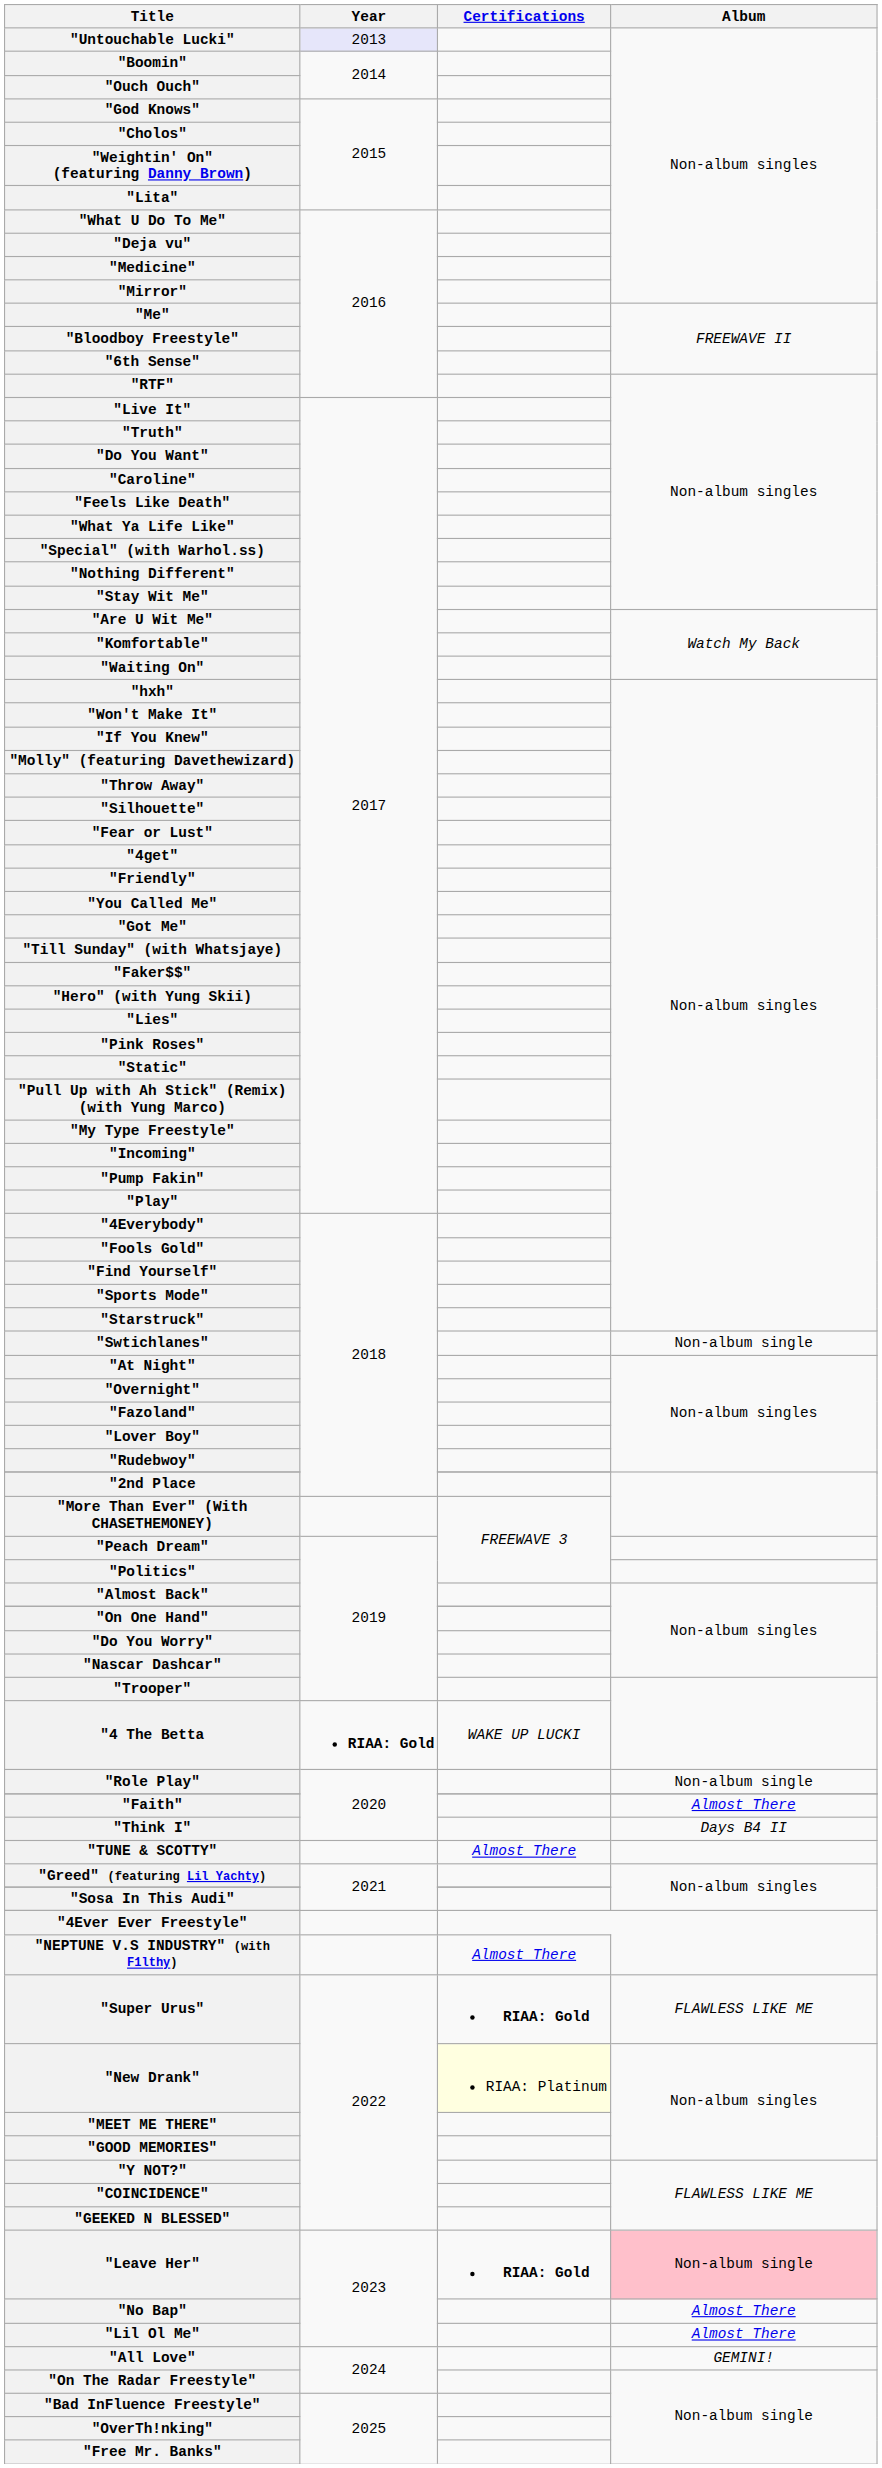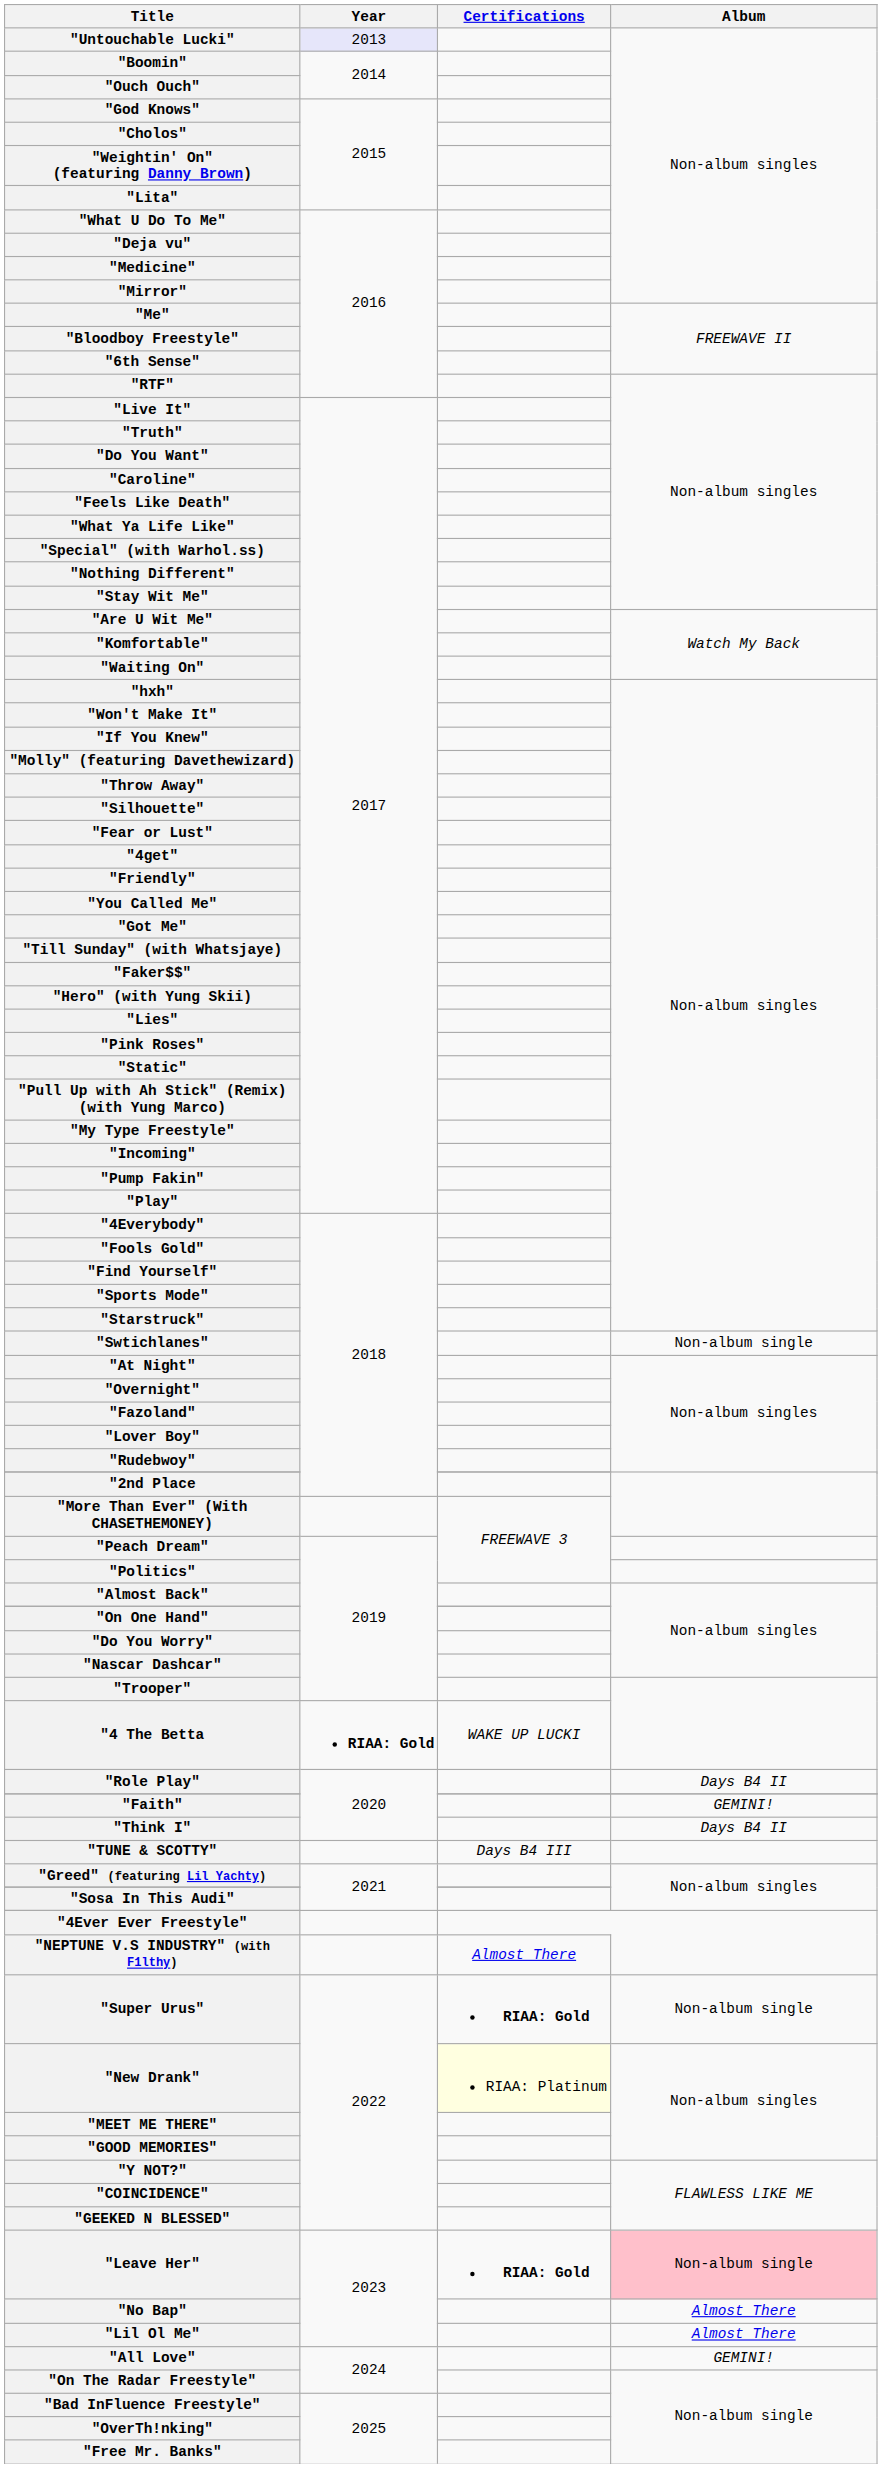(744, 1782) Non-album single -> (744, 1782) Days B4 II
(744, 1805) Almost There -> (744, 1805) GEMINI!
(524, 1852) Almost There -> (524, 1852) Days B4 III
(744, 2009) FLAWLESS LIKE ME -> (744, 2009) Non-album single
